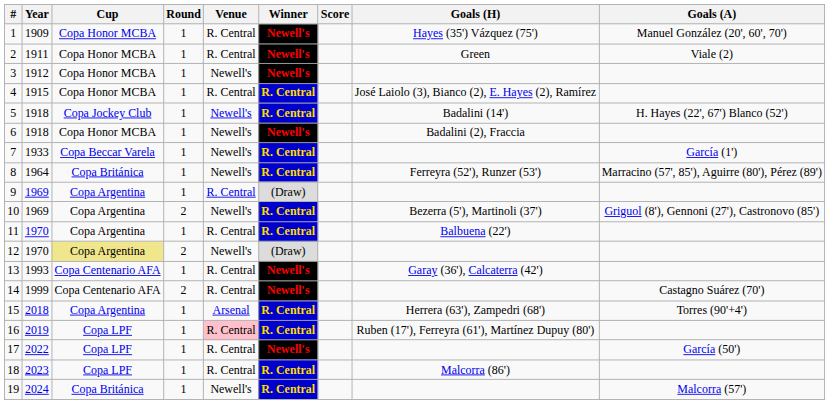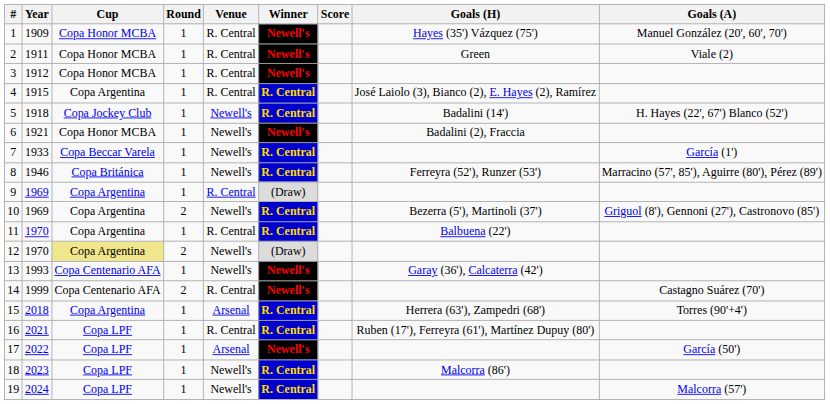(231, 73) Newell's -> (231, 73) R. Central
(108, 92) Copa Honor MCBA -> (108, 92) Copa Argentina
(37, 132) 1918 -> (37, 132) 1921
(37, 171) 1964 -> (37, 171) 1946
(231, 270) R. Central -> (231, 270) Newell's
(37, 329) 2019 -> (37, 329) 2021
(231, 329) pink background -> (231, 329) no background
(231, 349) R. Central -> (231, 349) Arsenal
(231, 369) R. Central -> (231, 369) Newell's
(108, 389) Copa Británica -> (108, 389) Copa LPF
